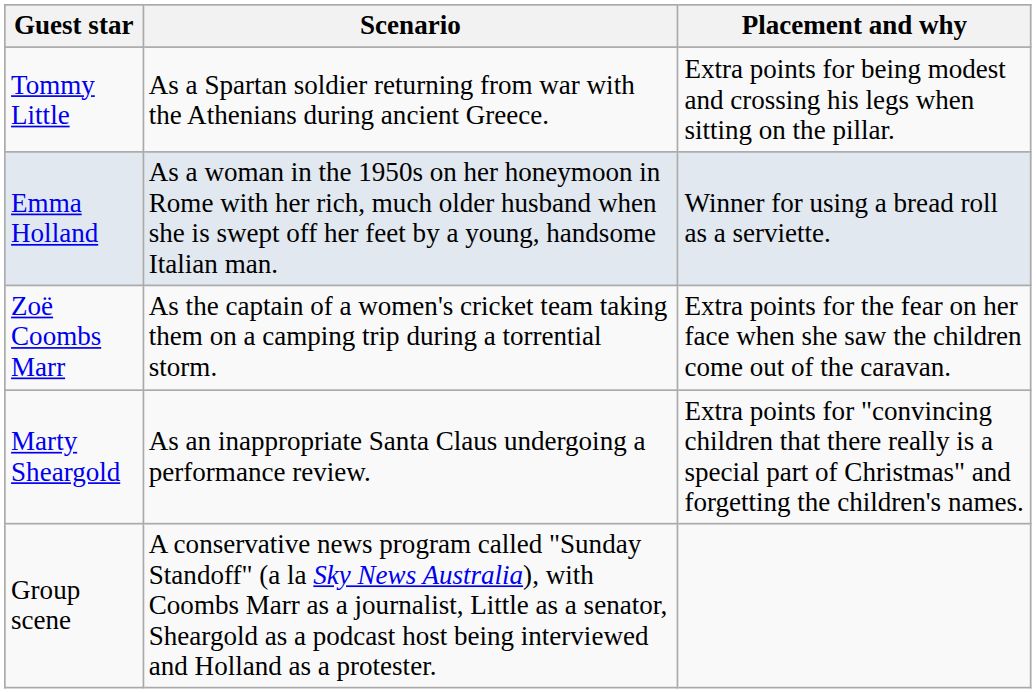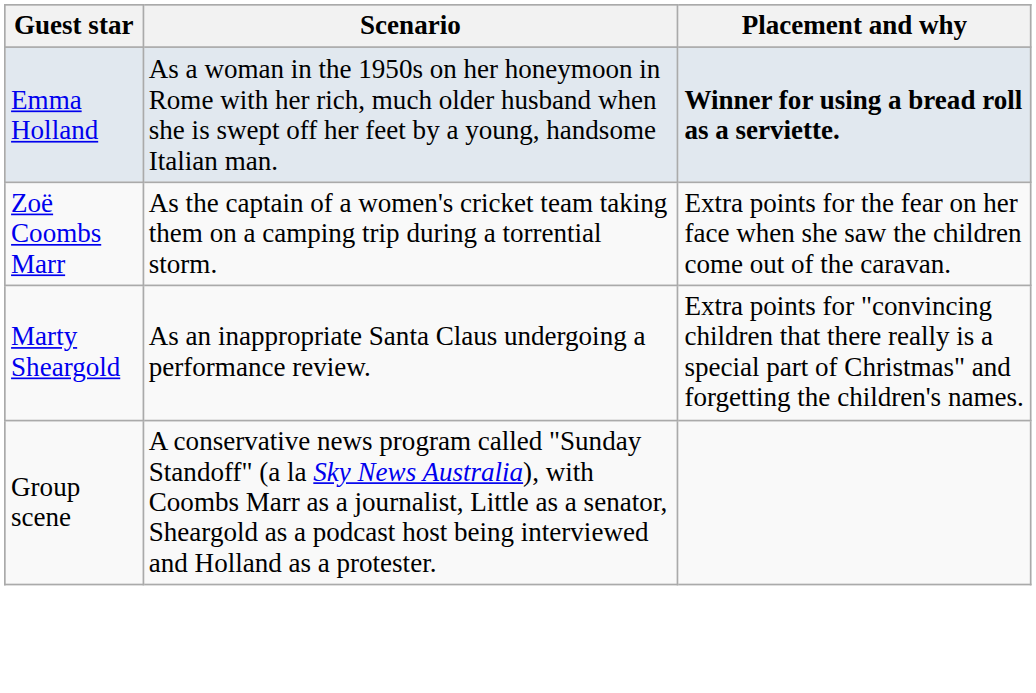- row: (53, 99)
(841, 218) normal -> (853, 114) bold
